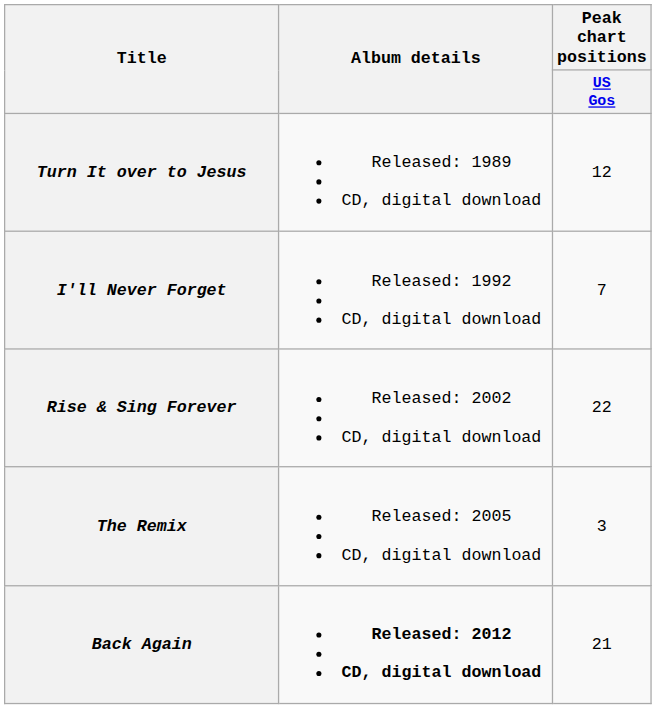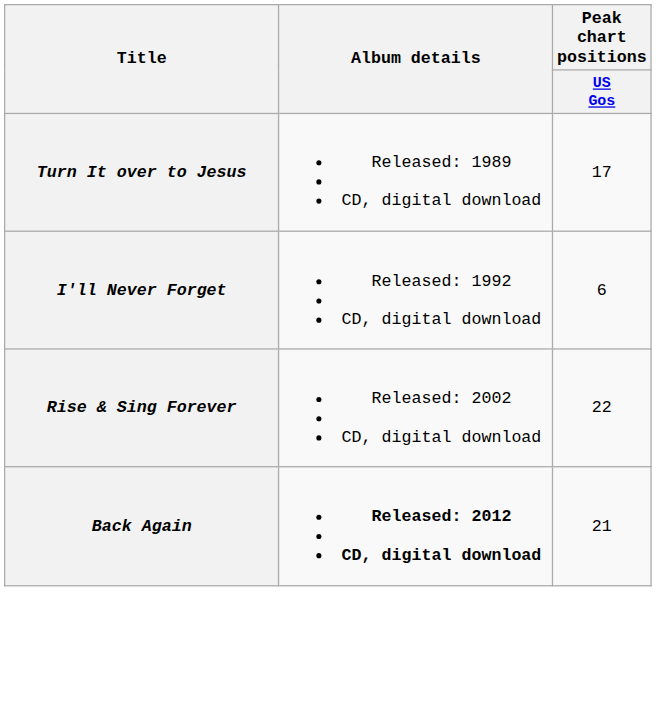(602, 172) 12 -> (602, 172) 17
(602, 290) 7 -> (602, 290) 6
- row: (142, 526)
